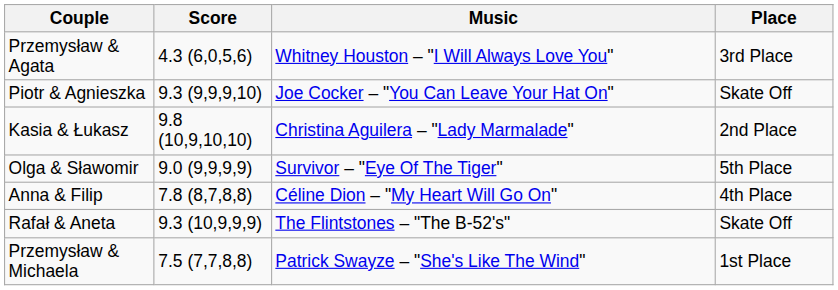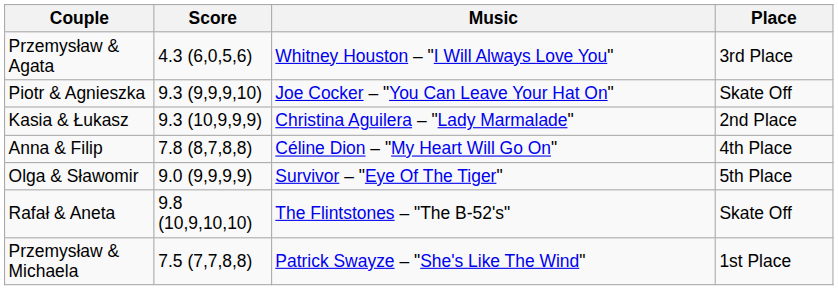(205, 130) 9.8 (10,9,10,10) -> (210, 120) 9.3 (10,9,9,9)
rows swapped: (56, 195) <-> (74, 168)
(210, 223) 9.3 (10,9,9,9) -> (205, 213) 9.8 (10,9,10,10)
